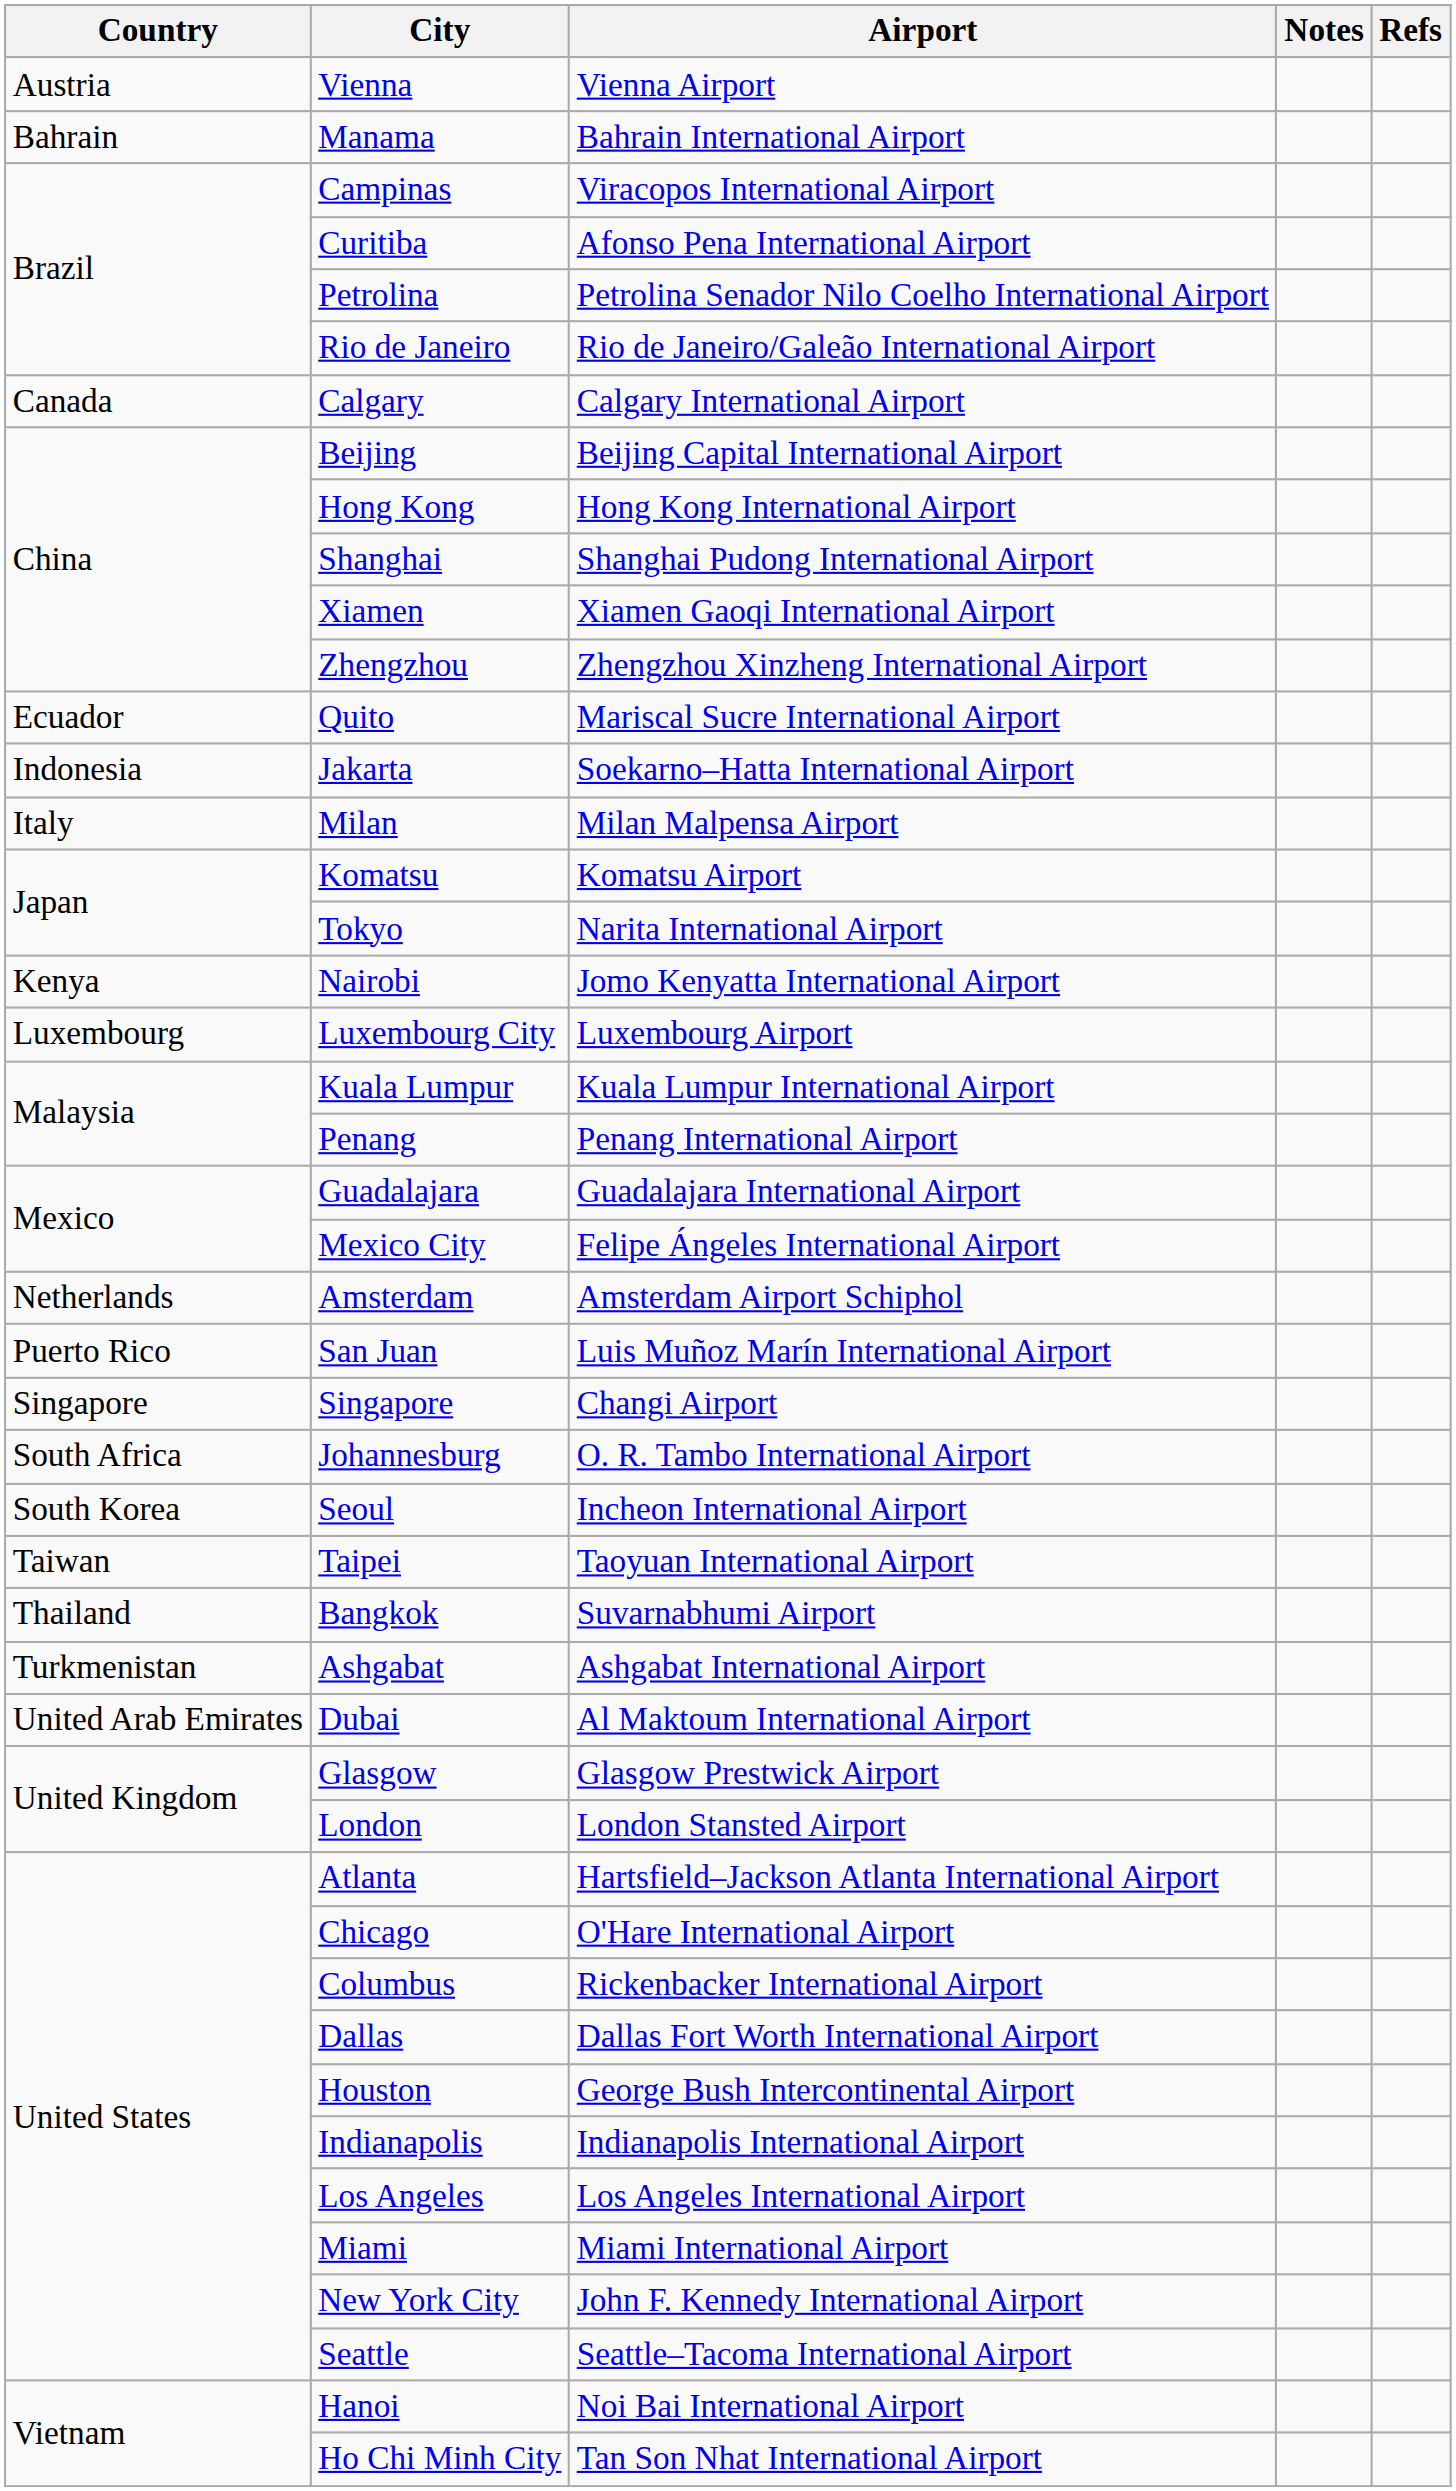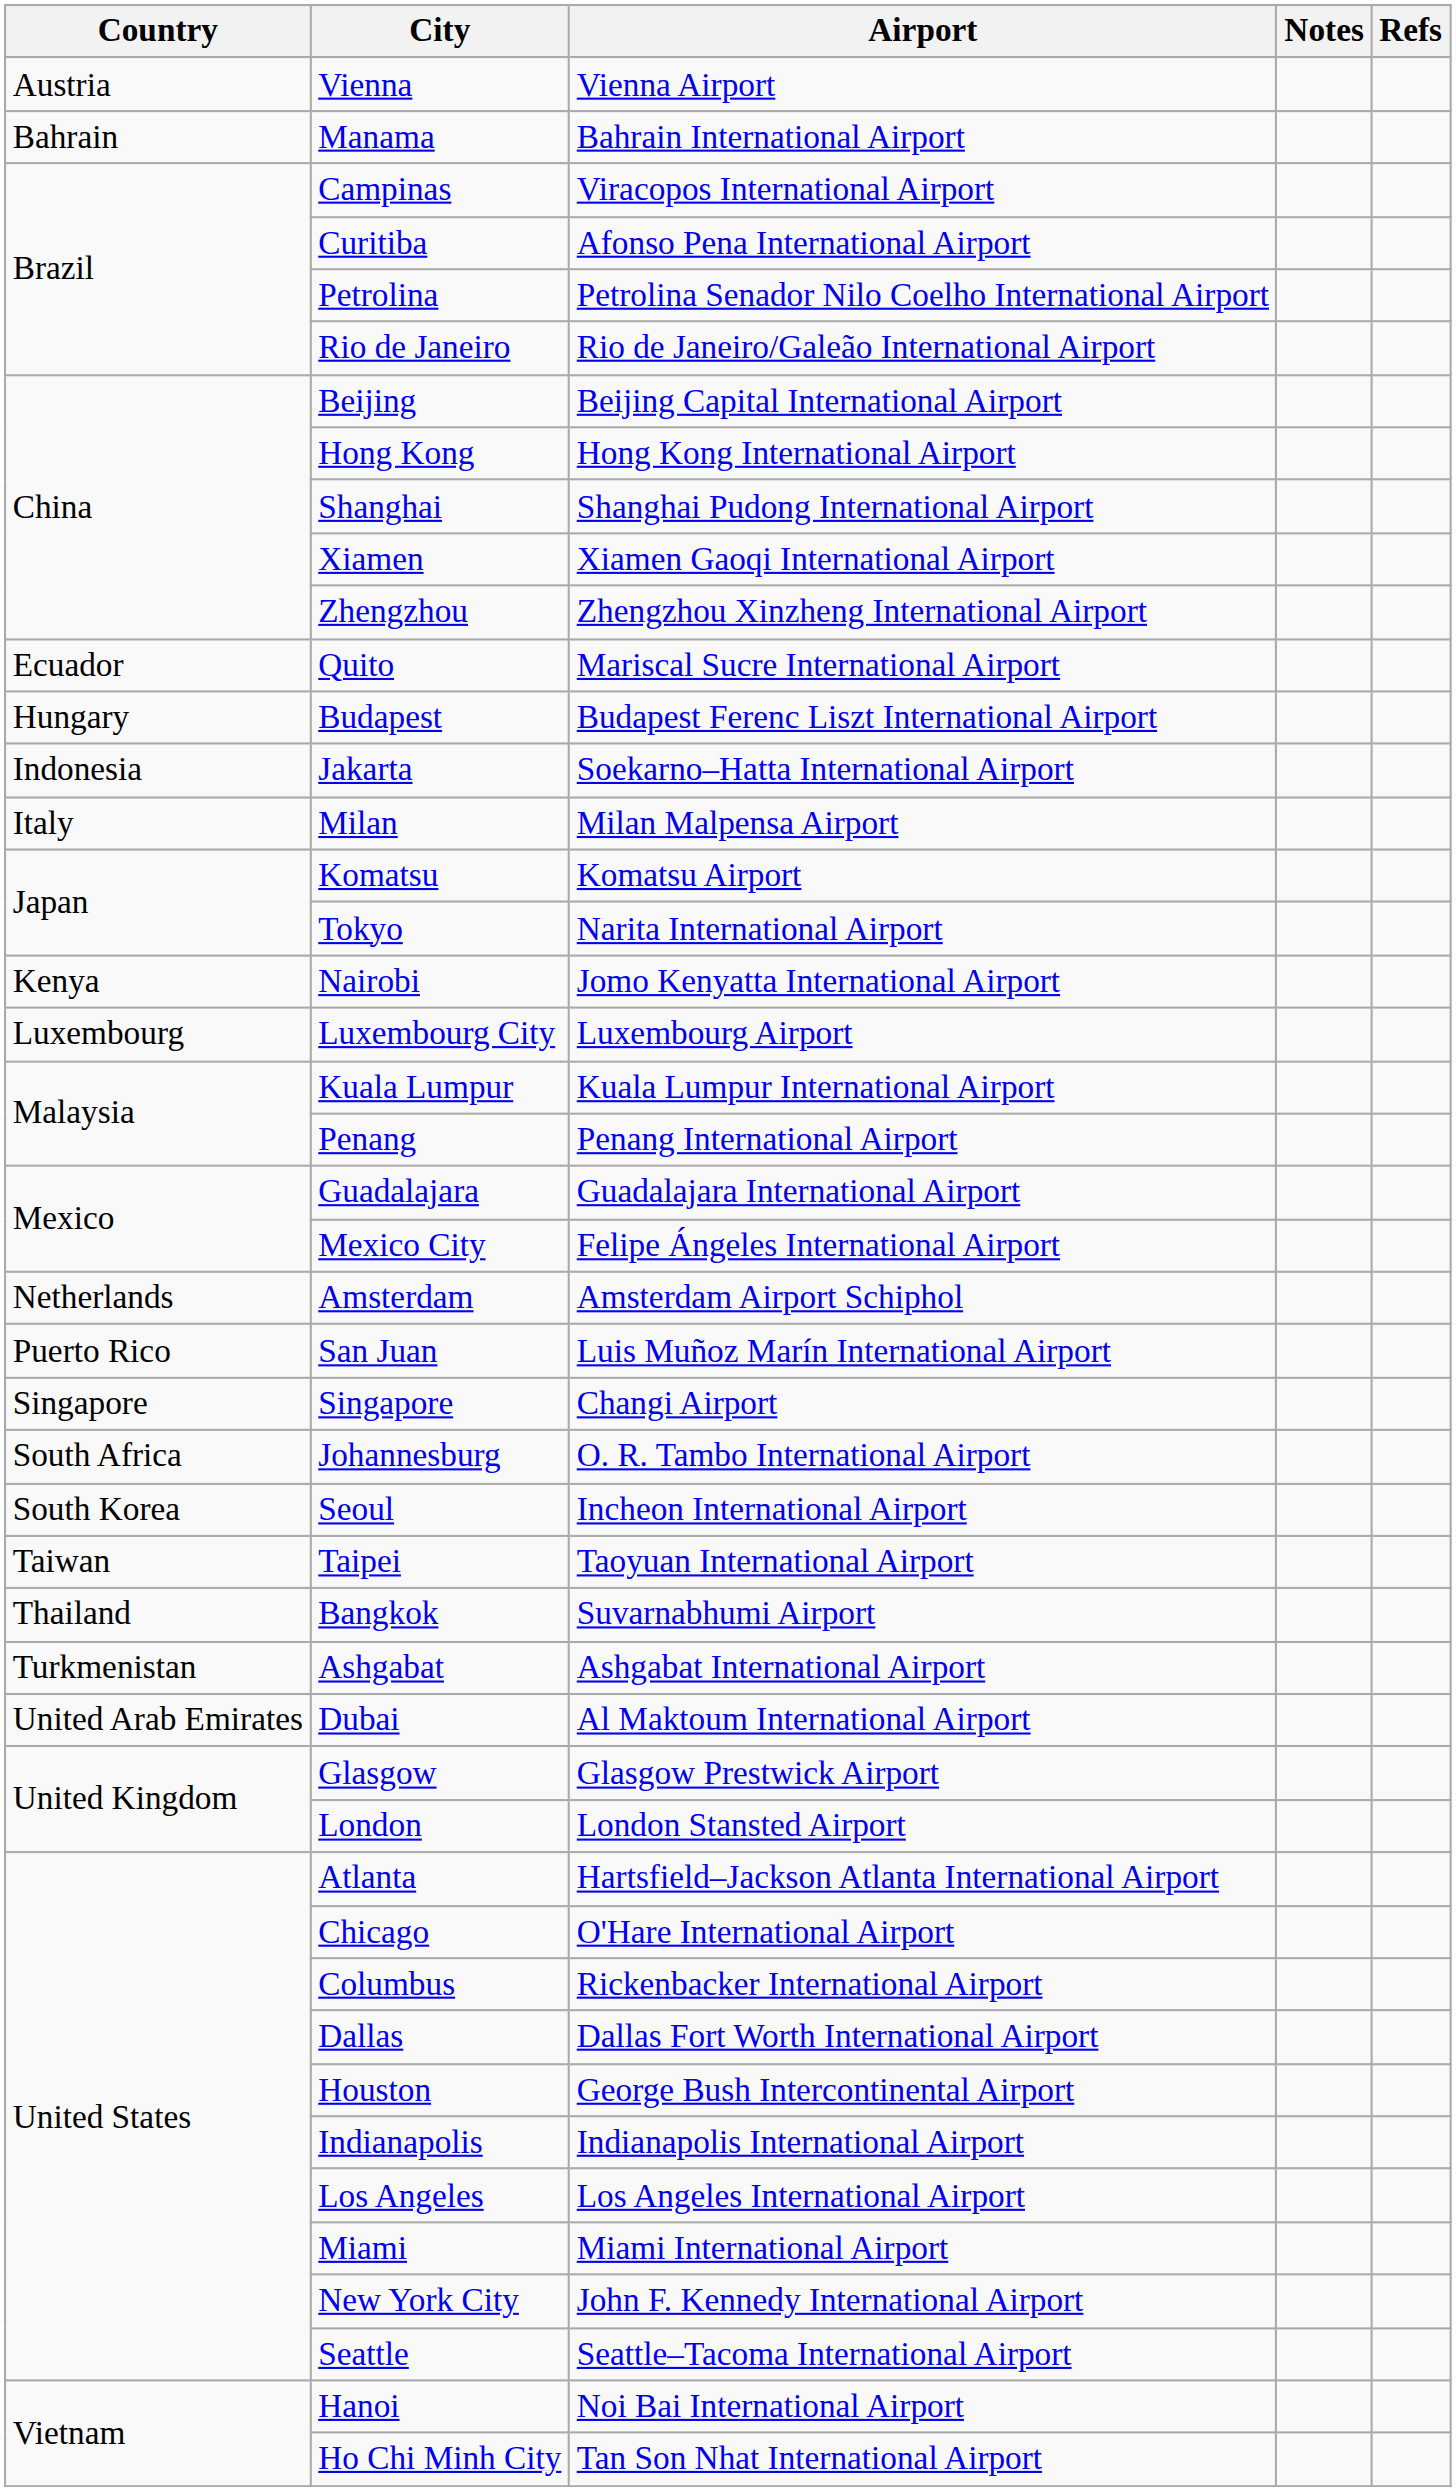- row: (371, 400)
+ row: (380, 717)
